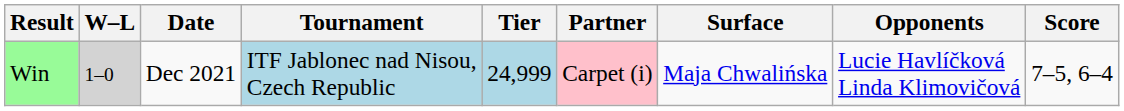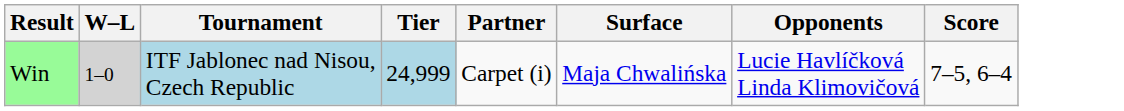- column: (191, 23)
(607, 73) pink background -> (506, 73) no background
